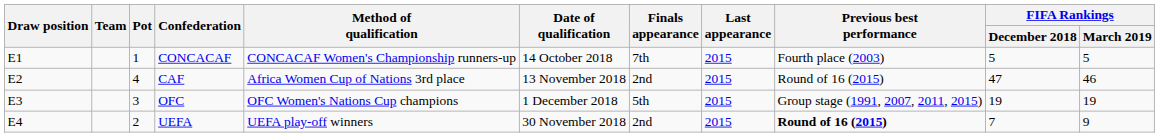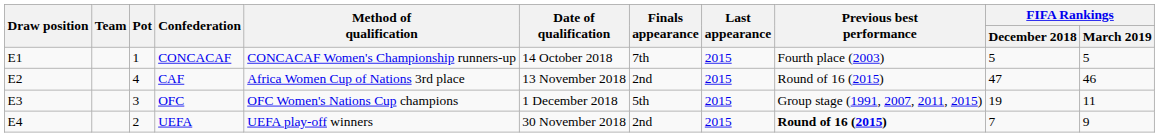(1090, 100) 19 -> (1089, 100) 11
